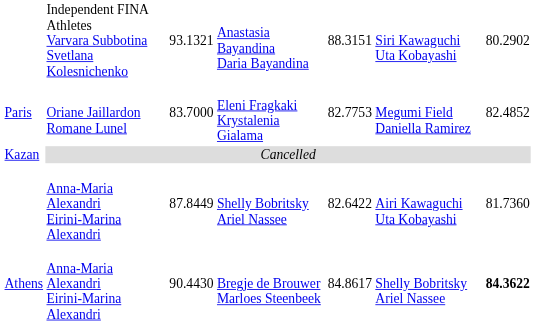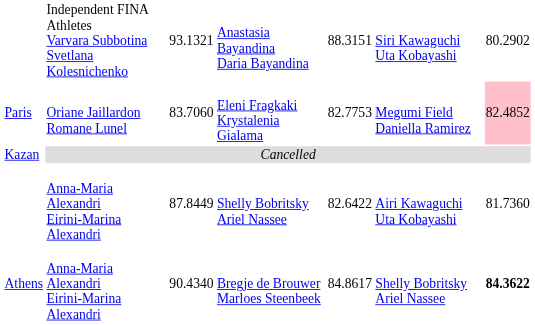(191, 113) 83.7000 -> (191, 113) 83.7060
(508, 113) no background -> (508, 113) pink background
(191, 283) 90.4430 -> (191, 283) 90.4340
